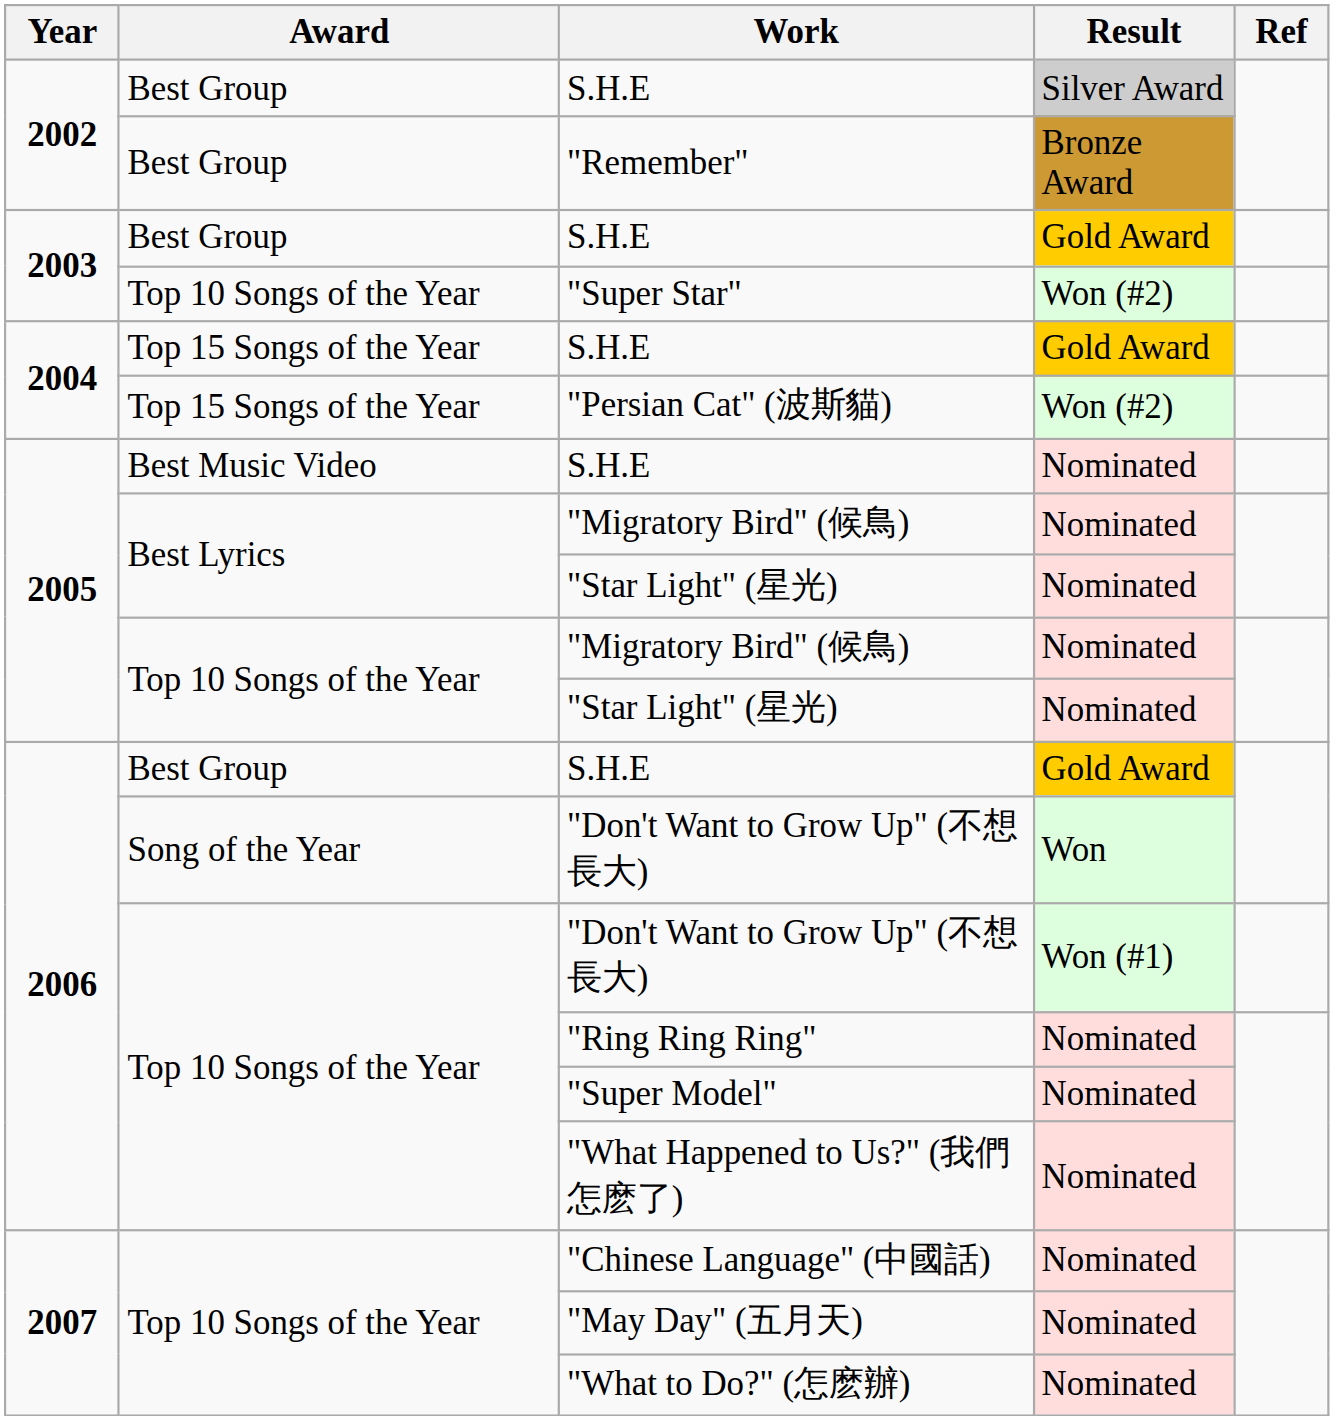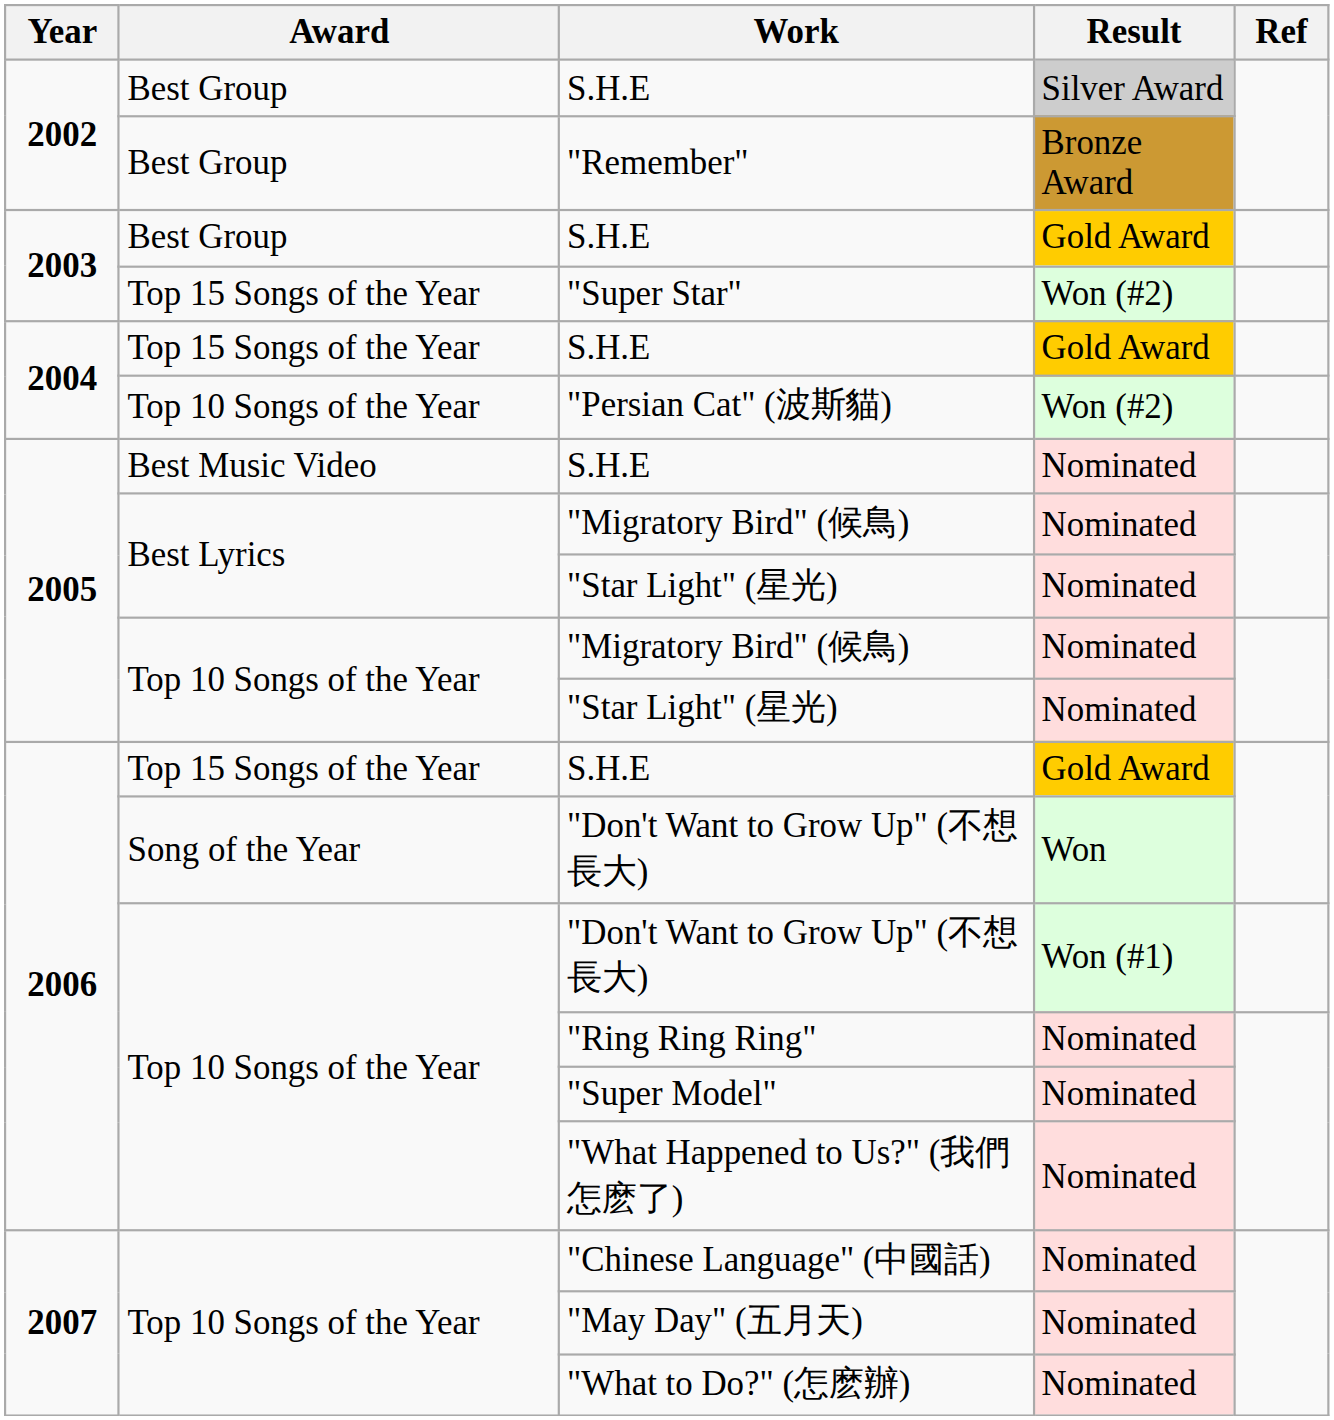(304, 292) Top 10 Songs of the Year -> (304, 292) Top 15 Songs of the Year
(304, 406) Top 15 Songs of the Year -> (304, 406) Top 10 Songs of the Year
(207, 767) Best Group -> (304, 767) Top 15 Songs of the Year
